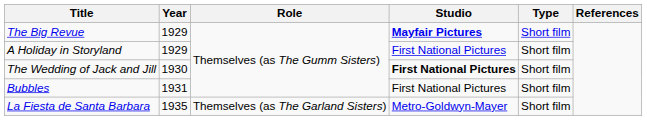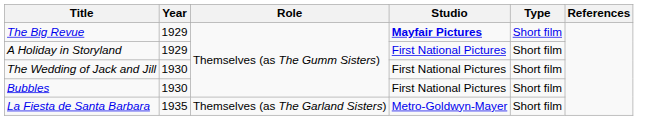(454, 69) bold -> (449, 69) normal
(175, 87) 1931 -> (175, 87) 1930
